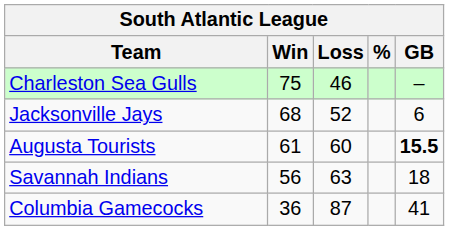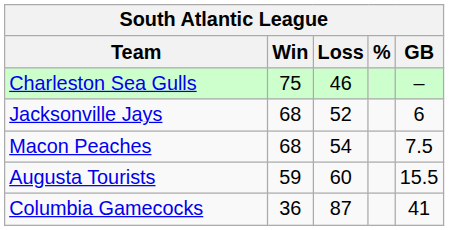+ row: (80, 146)
(290, 146) 61 -> (290, 177) 59
(419, 146) bold -> (419, 177) normal
- row: (89, 177)
